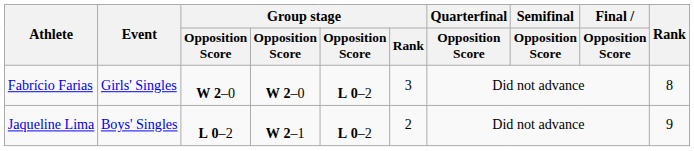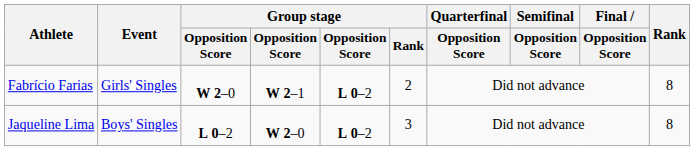(285, 94) W 2–0 -> (285, 94) W 2–1
(408, 85) 3 -> (408, 85) 2
(285, 134) W 2–1 -> (285, 134) W 2–0
(408, 125) 2 -> (408, 125) 3
(669, 125) 9 -> (669, 125) 8
